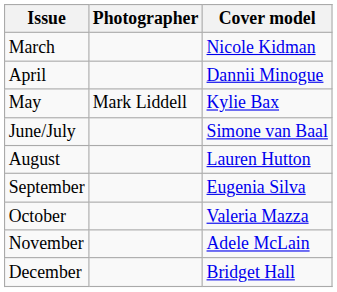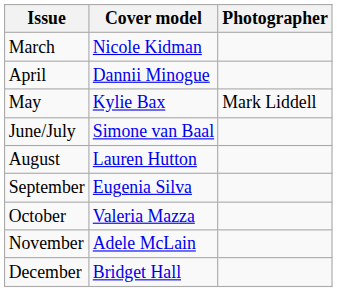columns swapped: (267, 18) <-> (146, 18)
